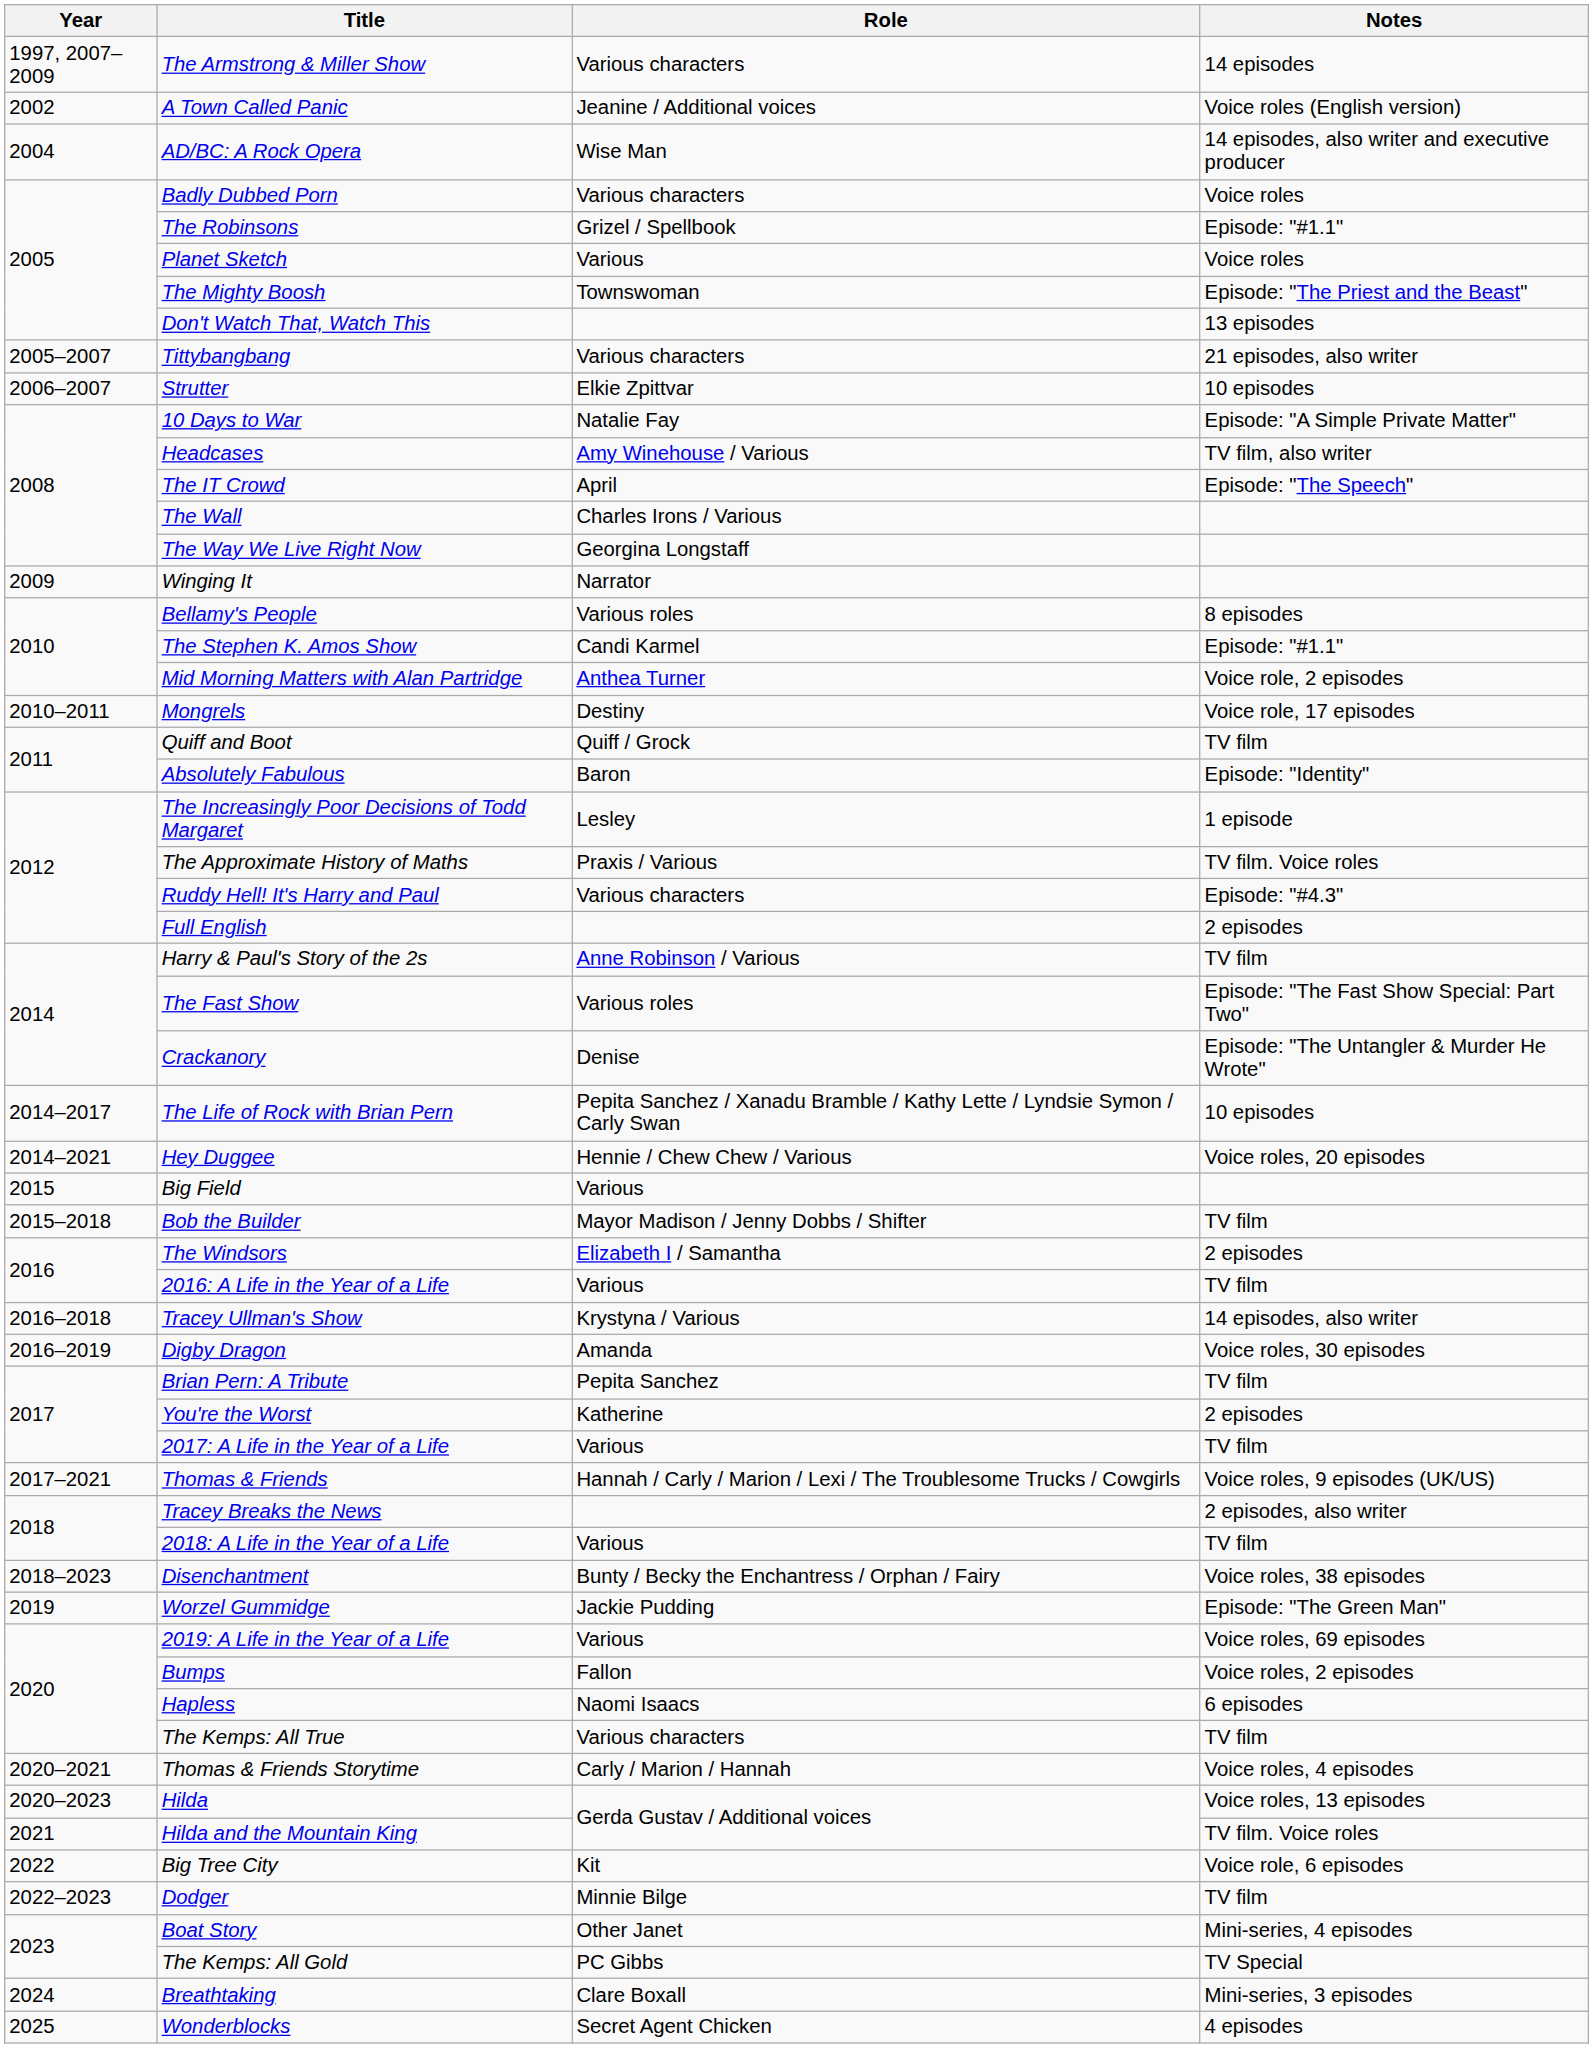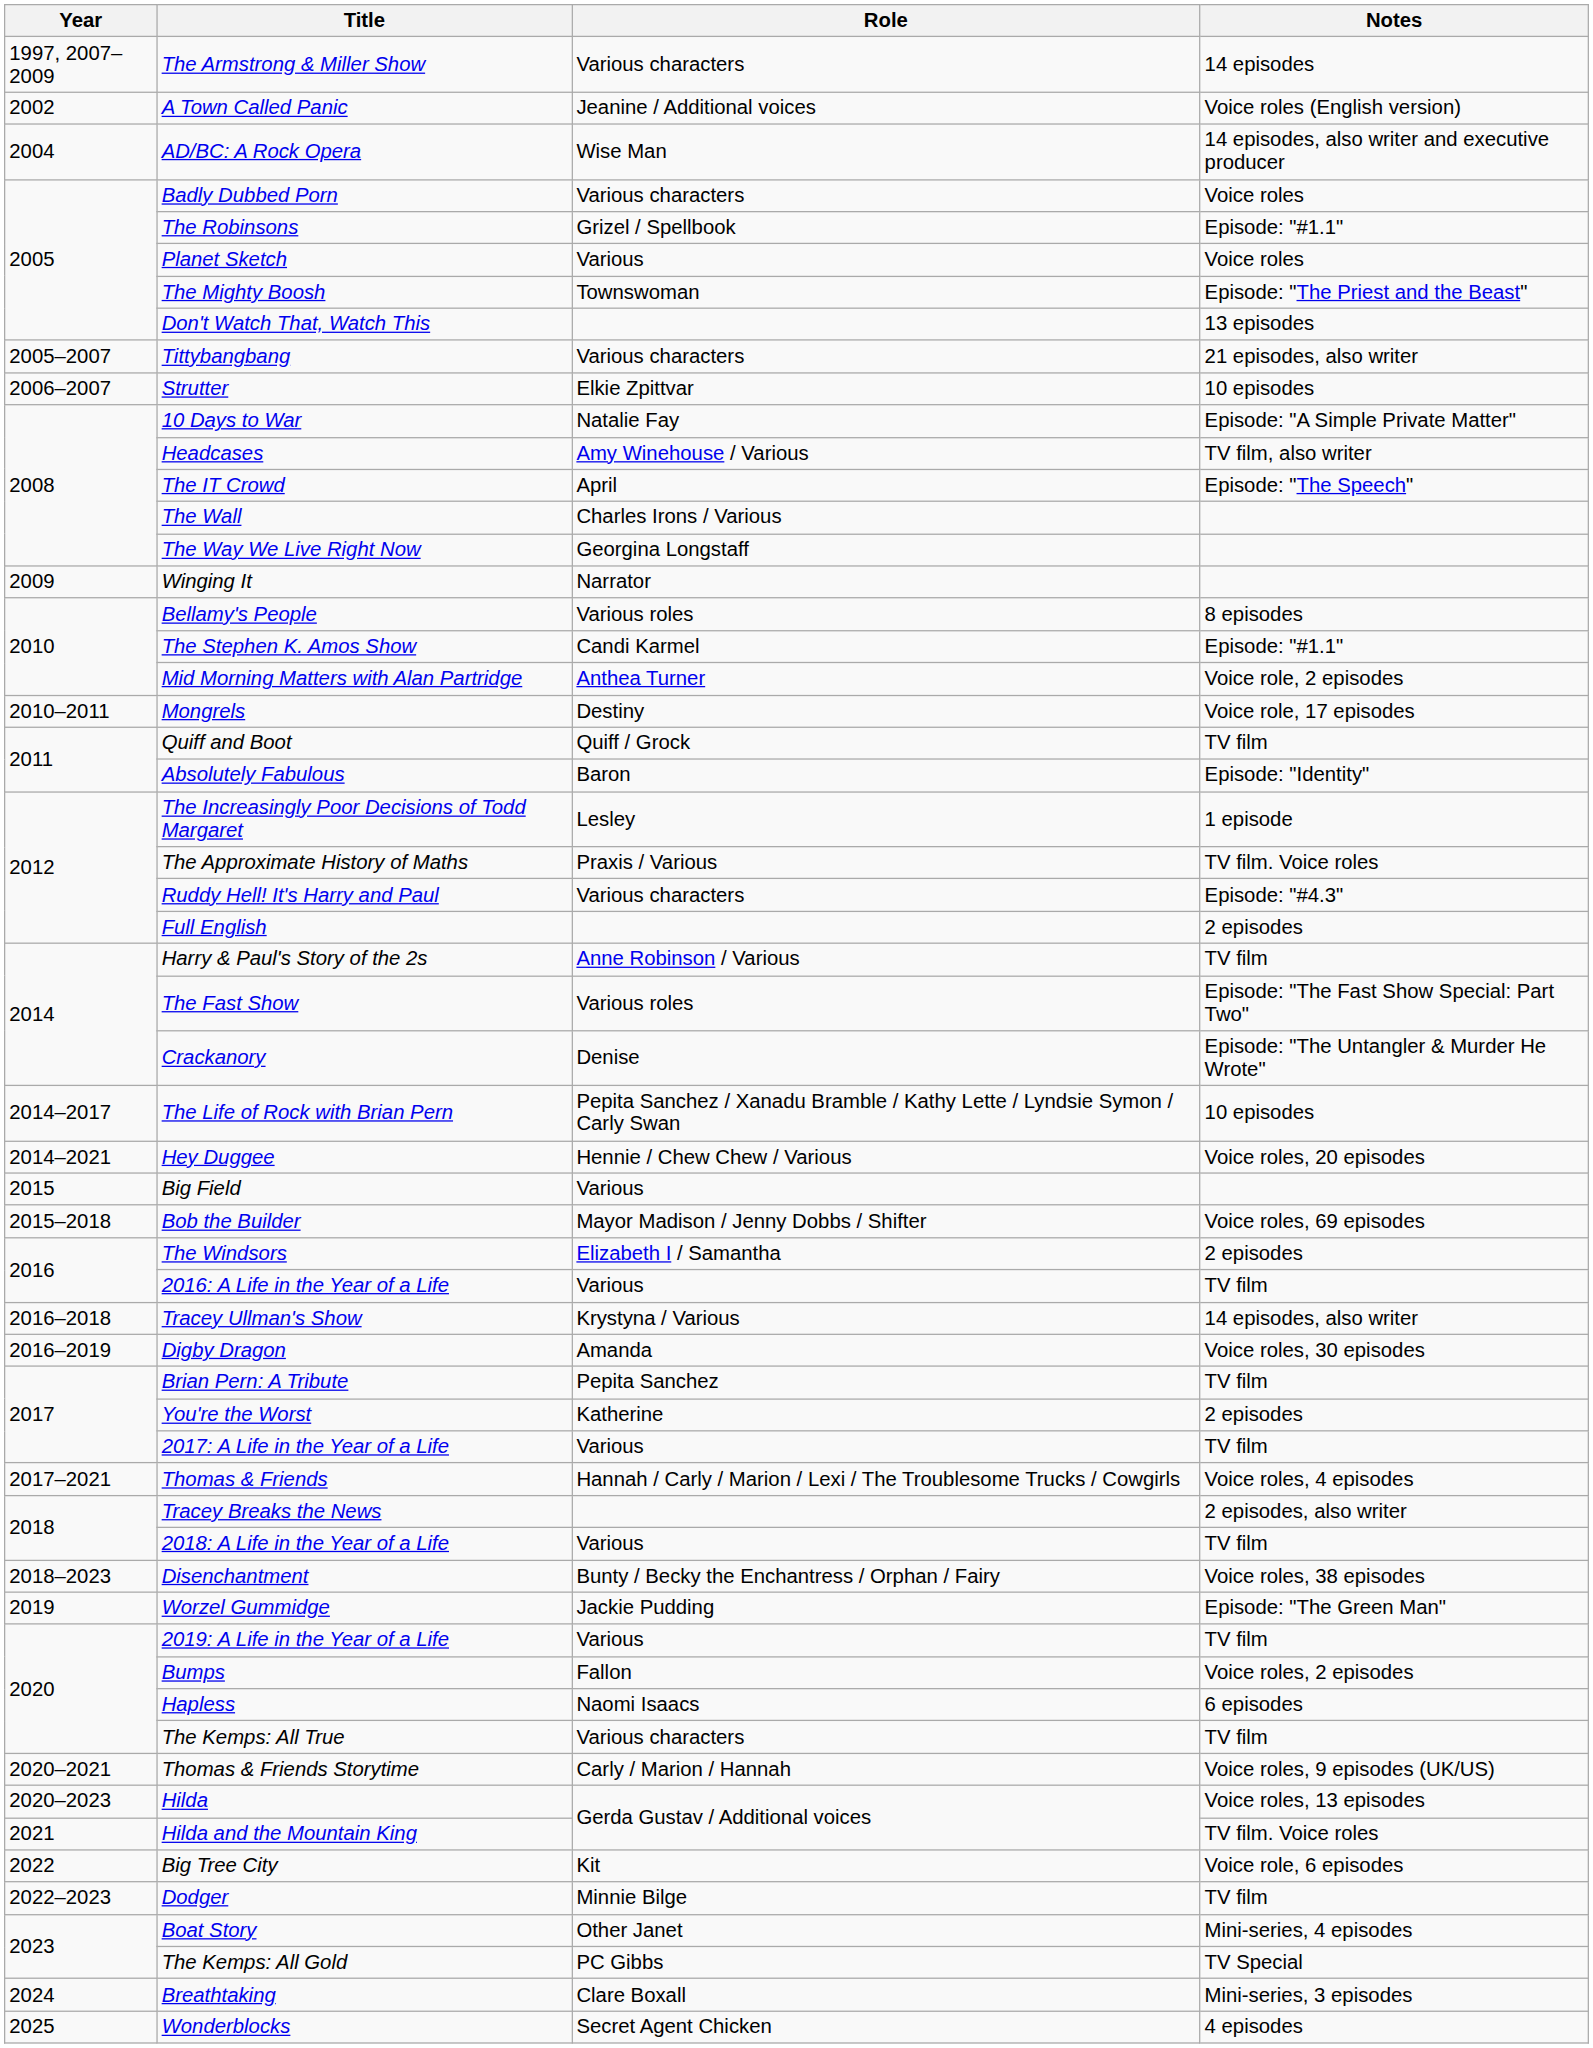(1236, 1221) TV film -> (1315, 1221) Voice roles, 69 episodes
(1350, 1479) Voice roles, 9 episodes (UK/US) -> (1309, 1479) Voice roles, 4 episodes
(1315, 1640) Voice roles, 69 episodes -> (1236, 1640) TV film
(1309, 1769) Voice roles, 4 episodes -> (1350, 1769) Voice roles, 9 episodes (UK/US)
